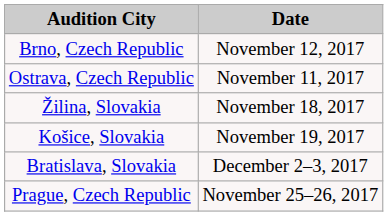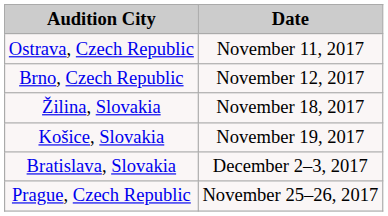rows swapped: (101, 78) <-> (101, 48)
